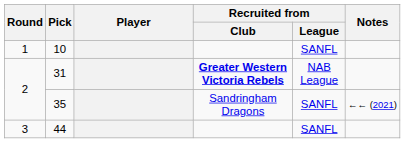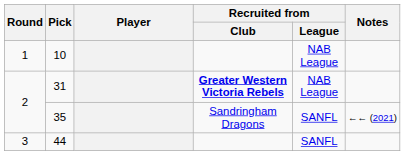(319, 49) SANFL -> (319, 55) NAB League
